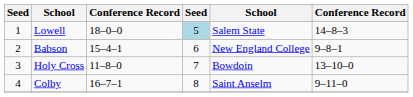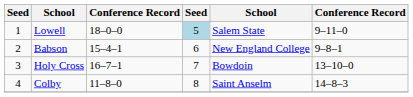(331, 30) 14–8–3 -> (331, 30) 9–11–0
(105, 65) 11–8–0 -> (106, 65) 16–7–1
(106, 83) 16–7–1 -> (105, 83) 11–8–0
(331, 83) 9–11–0 -> (331, 83) 14–8–3
